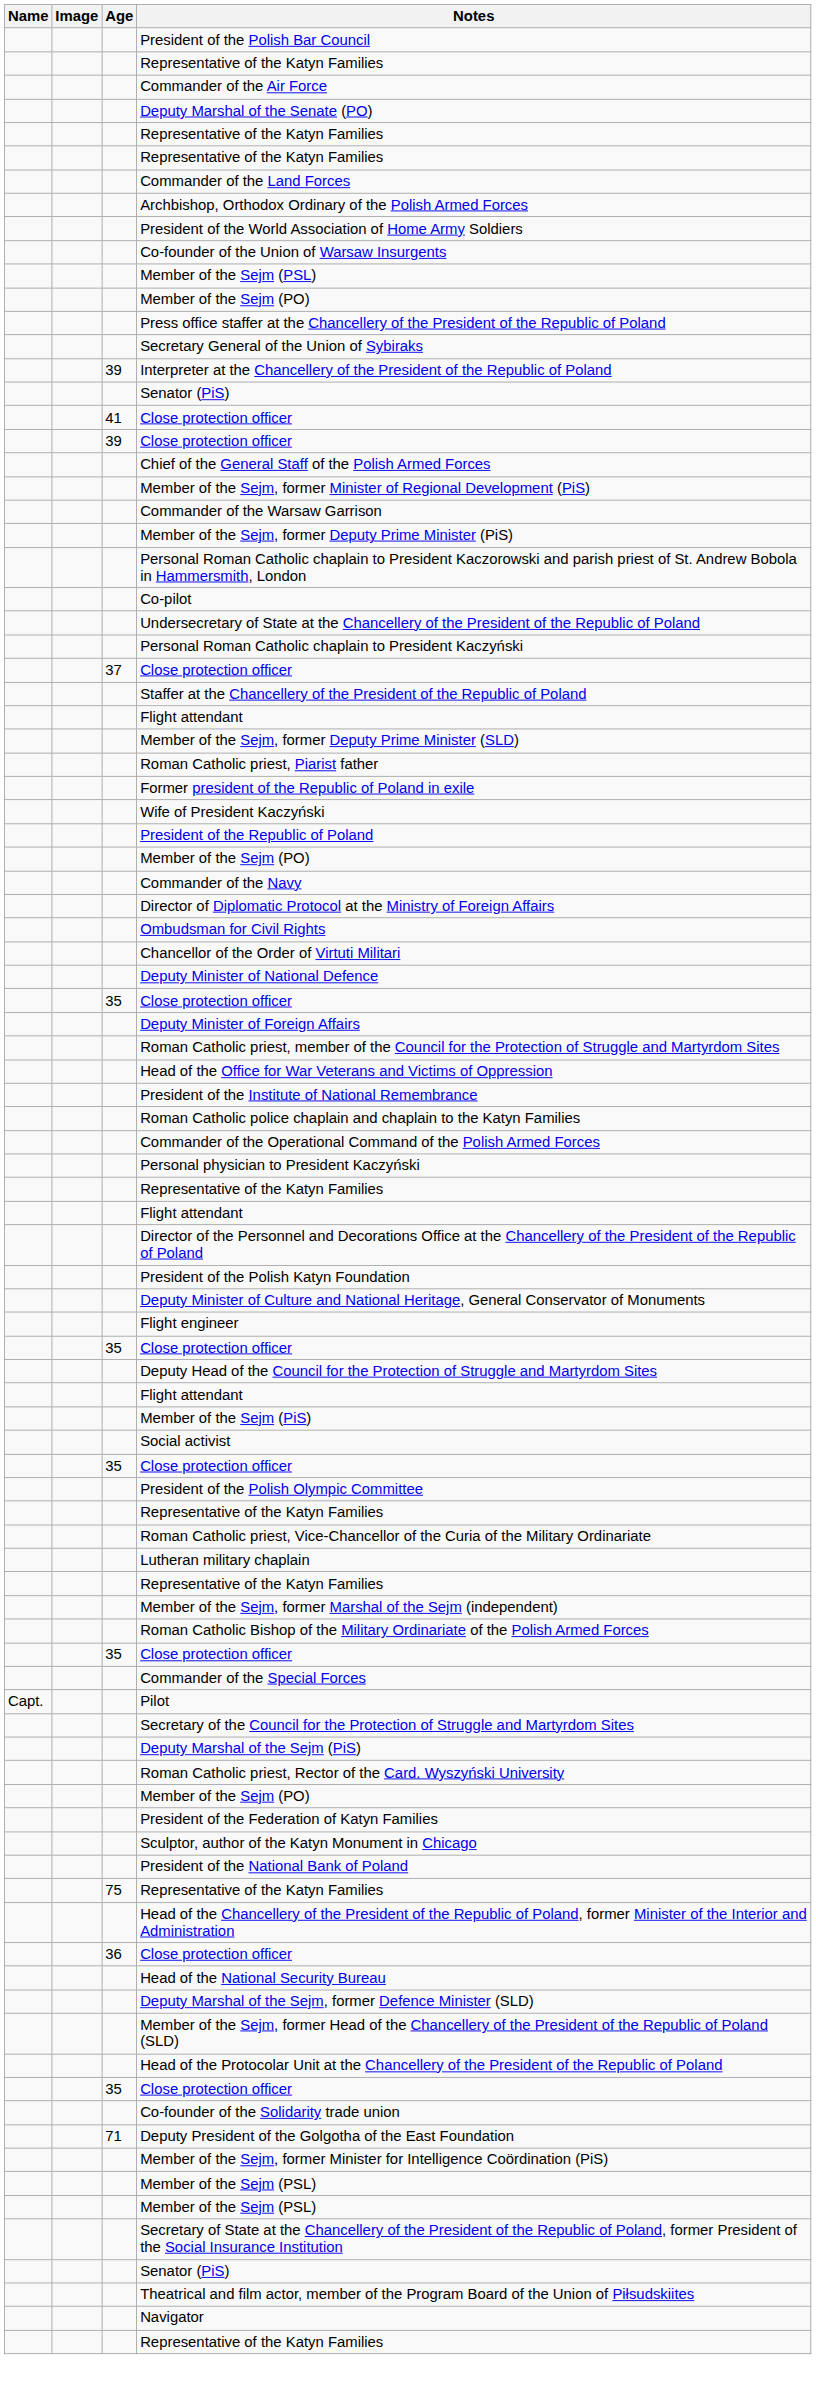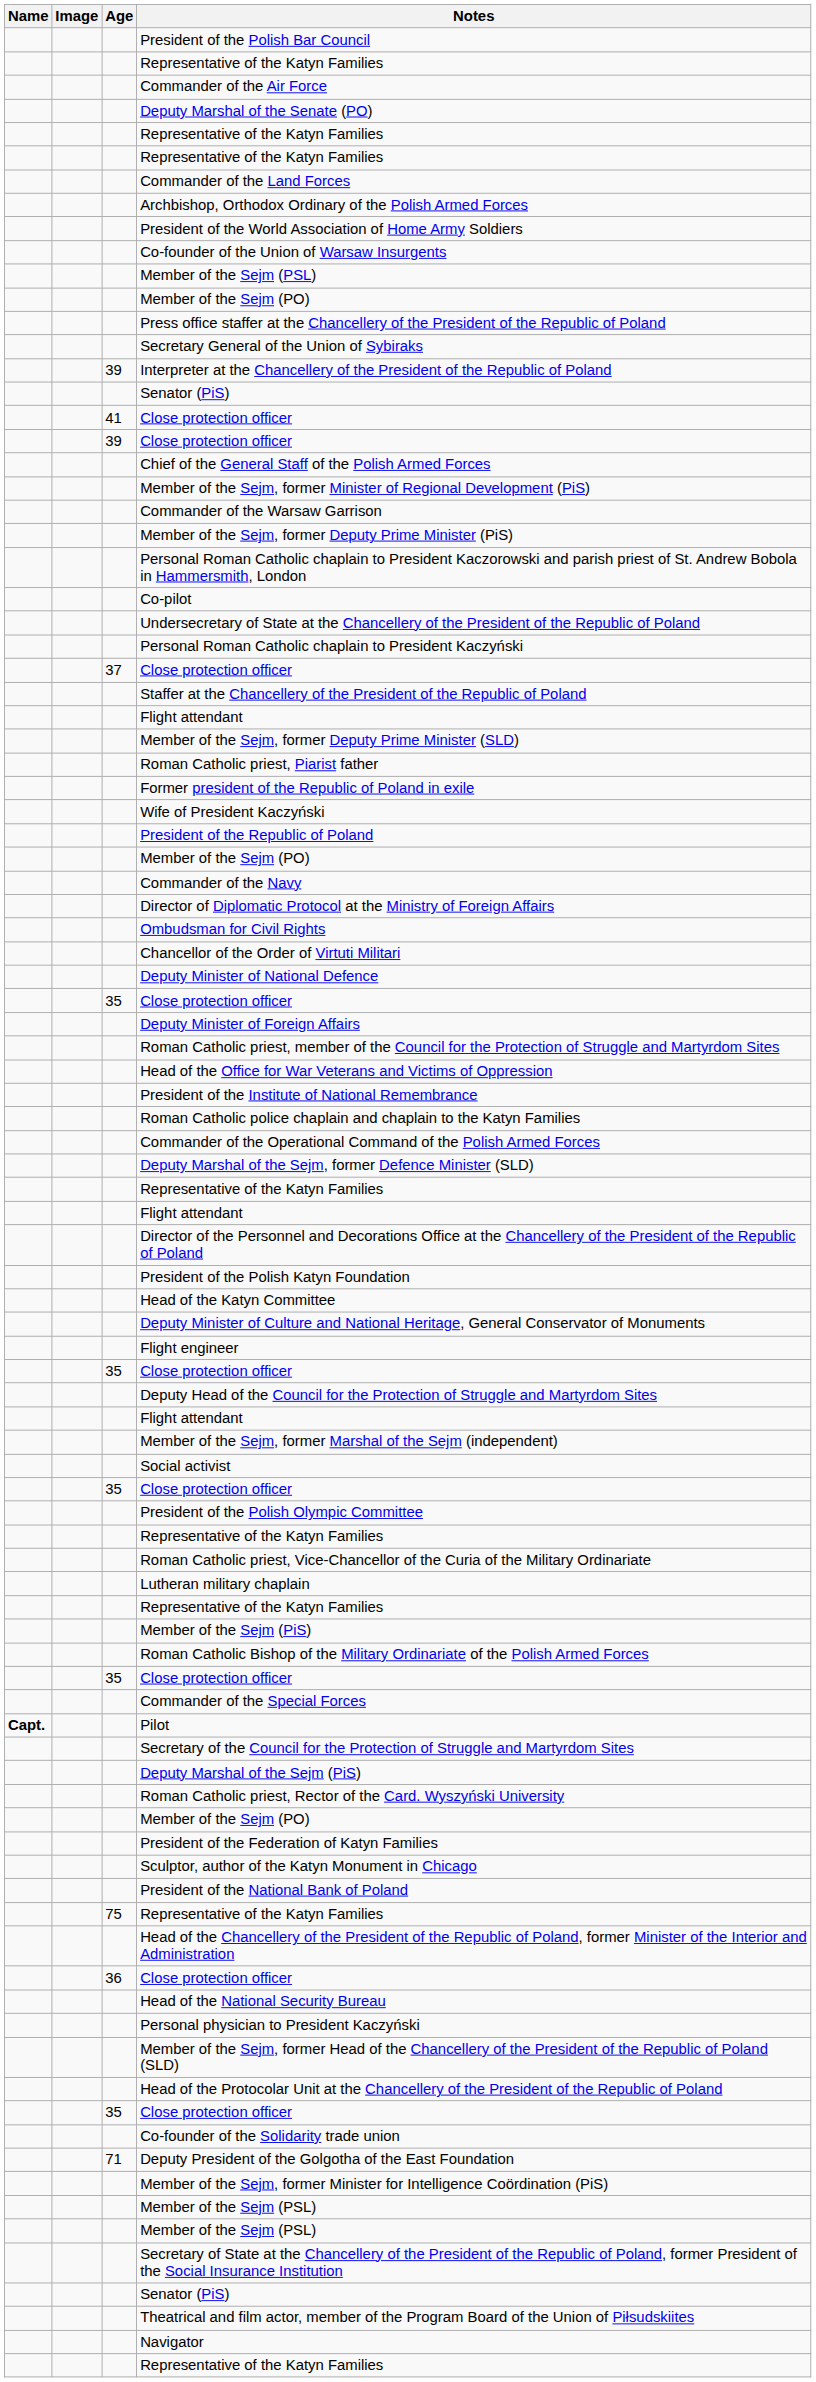rows swapped: (119, 1166) <-> (119, 2002)
+ row: (119, 1300)
rows swapped: (119, 1418) <-> (119, 1607)
(26, 1701) normal -> (26, 1725) bold
